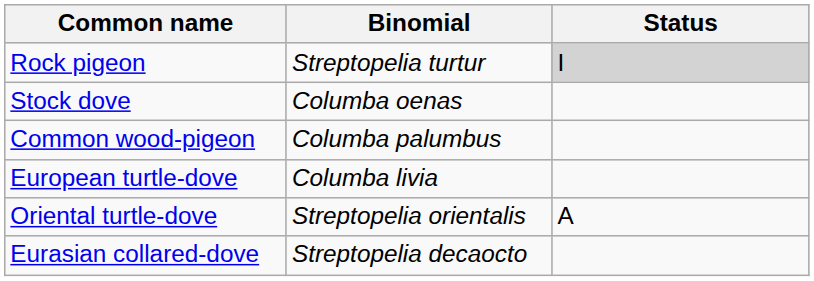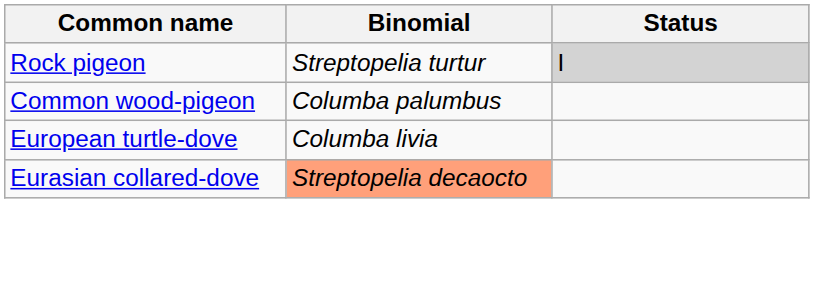- row: (71, 100)
- row: (114, 216)
(410, 255) no background -> (410, 178) lightsalmon background
